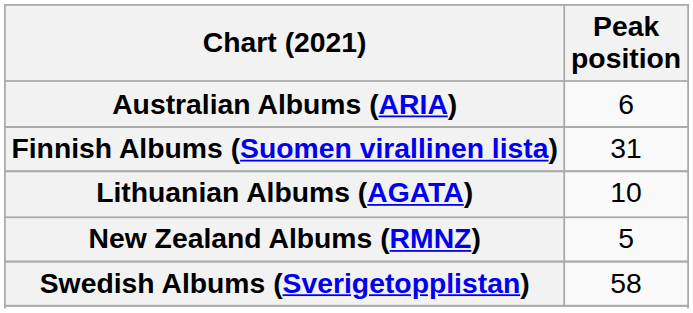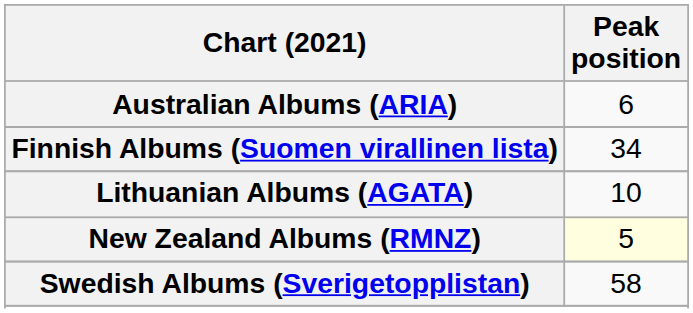(626, 148) 31 -> (626, 148) 34
(626, 238) no background -> (626, 238) lightyellow background
